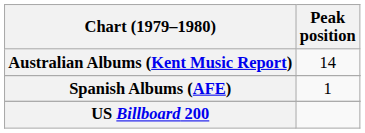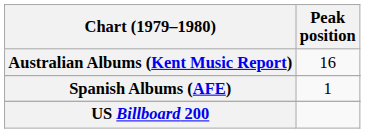(328, 62) 14 -> (328, 62) 16
